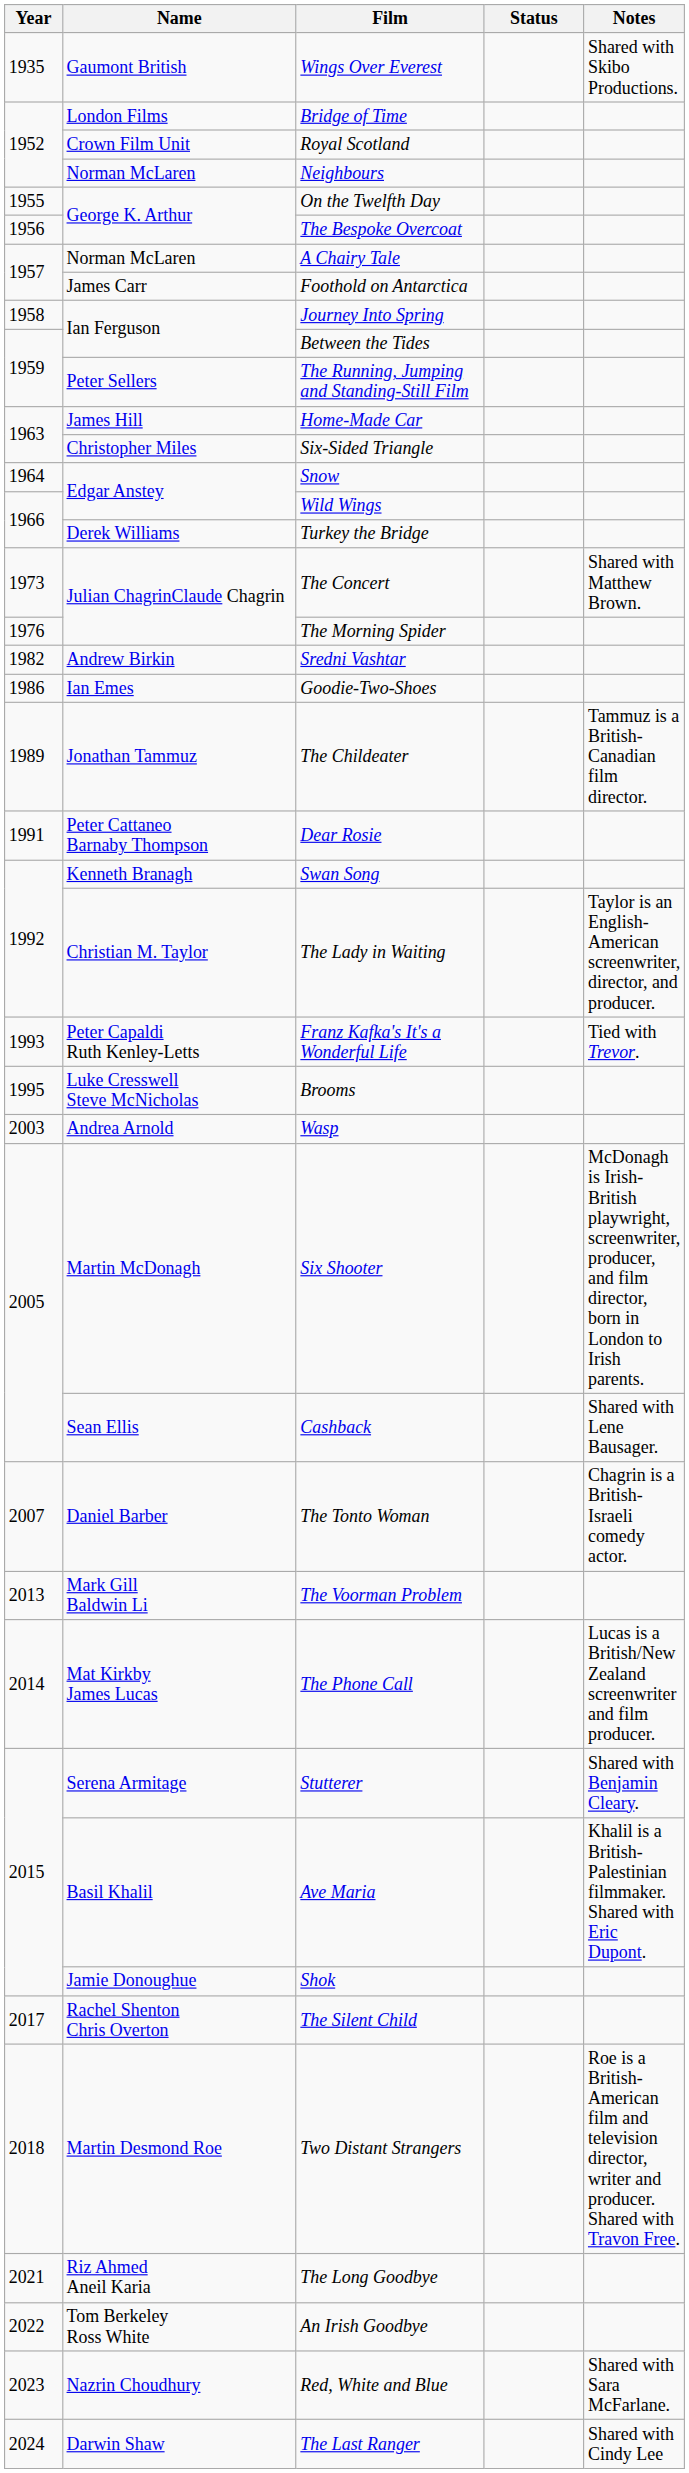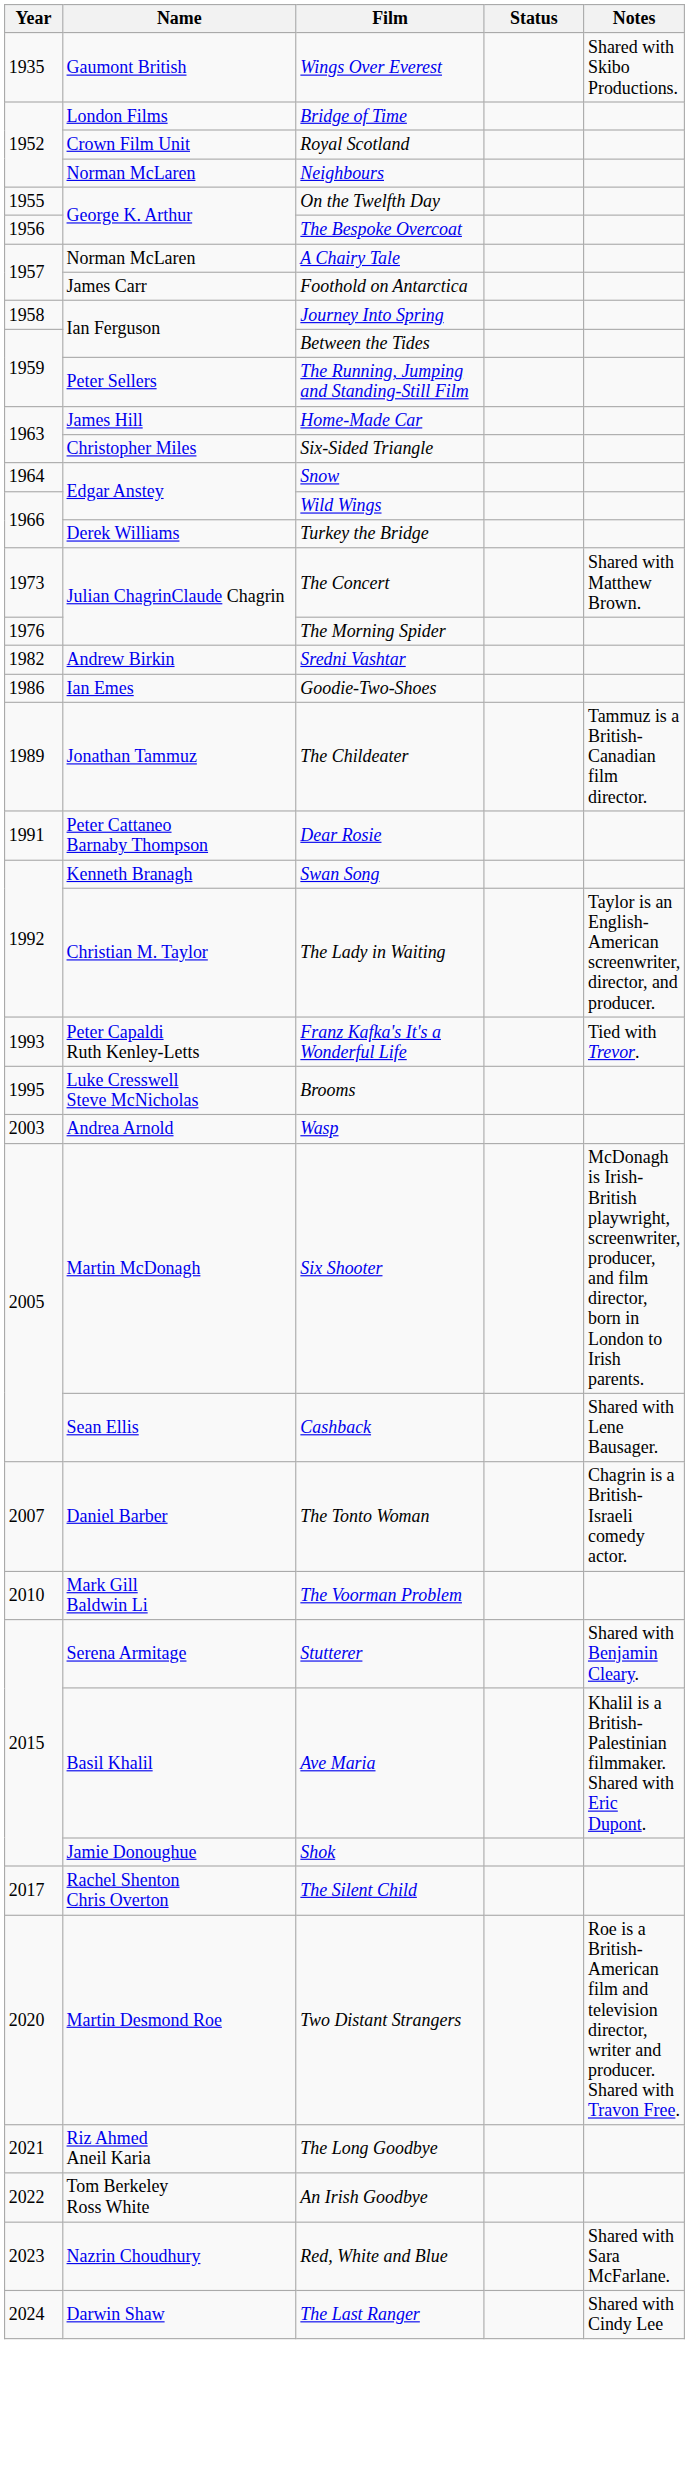(27, 1595) 2013 -> (27, 1595) 2010
- row: (357, 1684)
(27, 2148) 2018 -> (27, 2019) 2020
